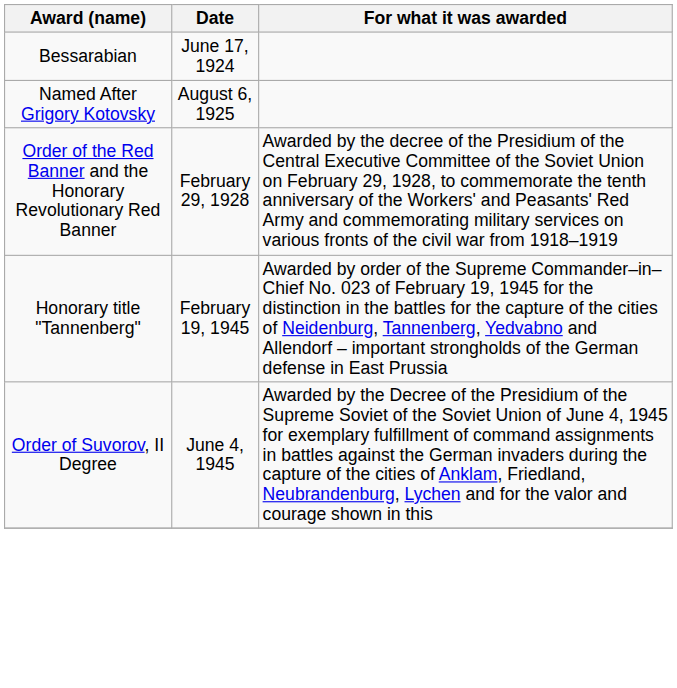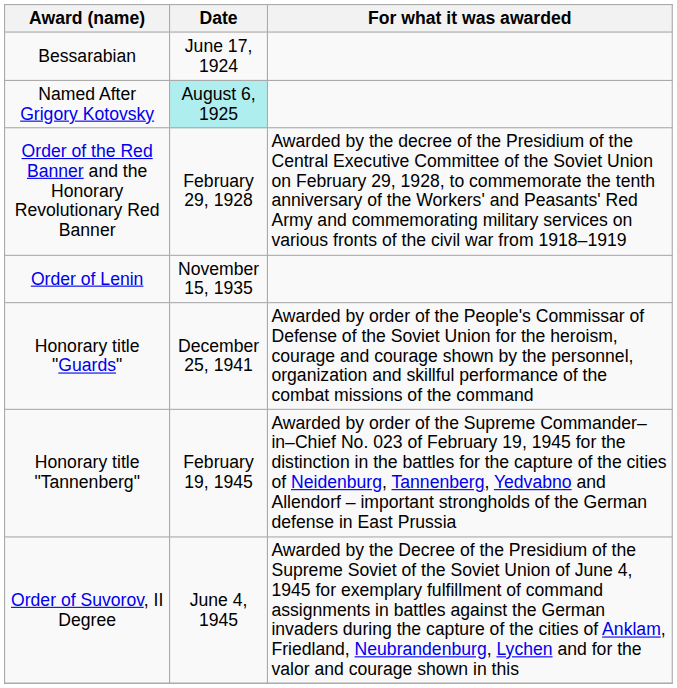(215, 103) no background -> (219, 103) paleturquoise background
+ row: (87, 278)
+ row: (87, 356)
